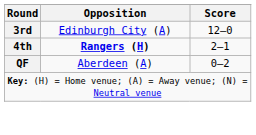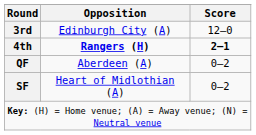(220, 47) normal -> (220, 47) bold
+ row: (23, 87)
